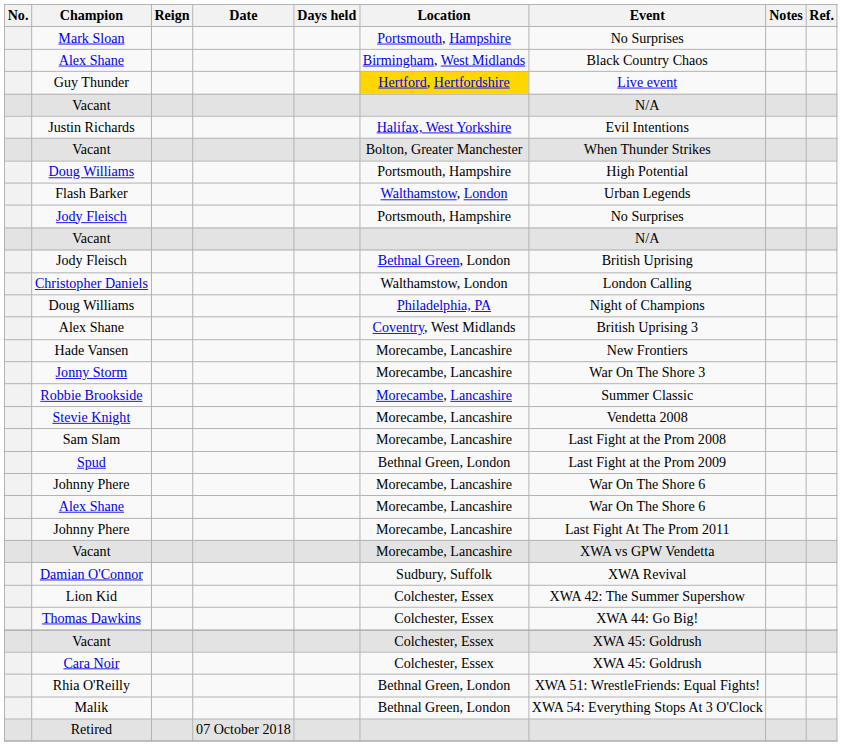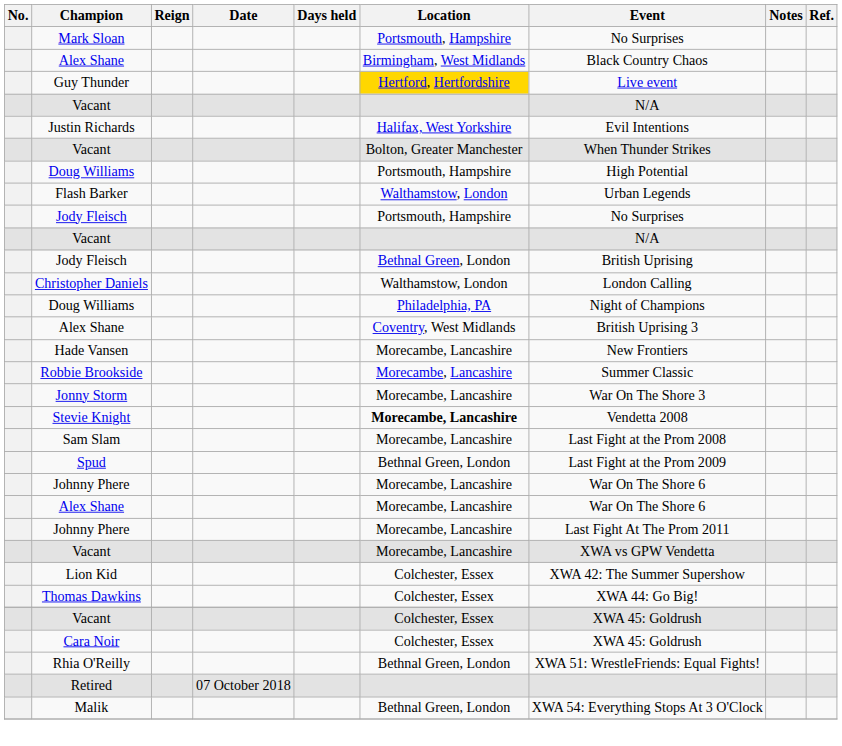rows swapped: (91, 395) <-> (91, 372)
(444, 417) normal -> (444, 417) bold
- row: (91, 573)
rows swapped: (91, 707) <-> (91, 730)
